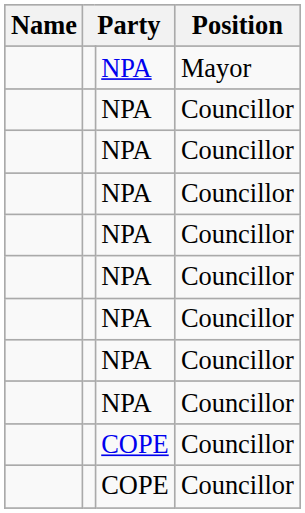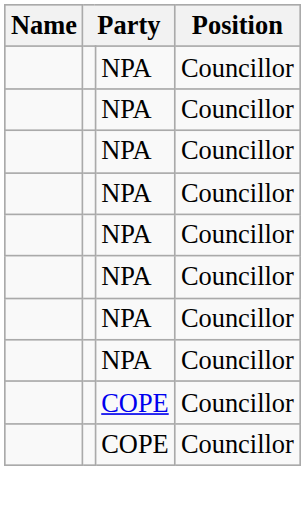- row: (126, 67)
